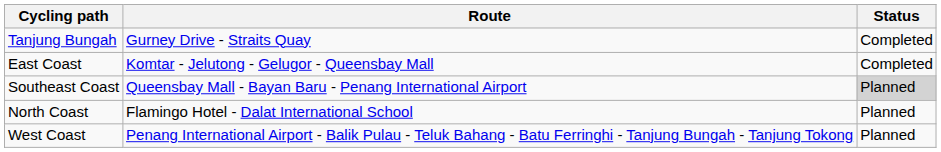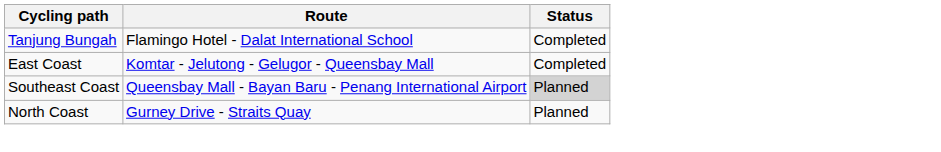(218, 40) Gurney Drive - Straits Quay -> (269, 40) Flamingo Hotel - Dalat International School
(269, 111) Flamingo Hotel - Dalat International School -> (218, 111) Gurney Drive - Straits Quay
- row: (47, 135)
